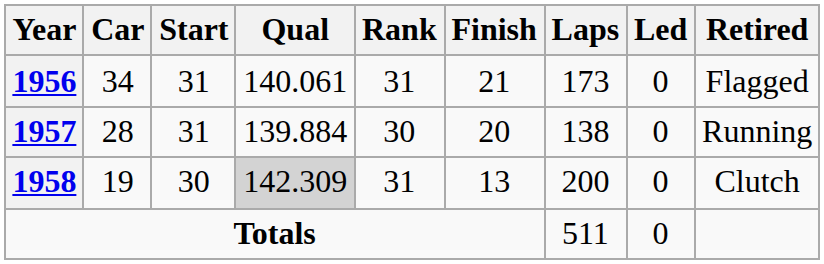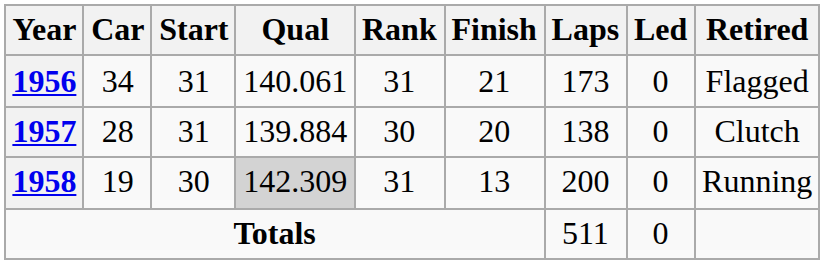(757, 131) Running -> (757, 131) Clutch
(757, 182) Clutch -> (757, 182) Running
